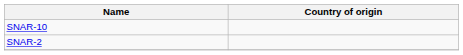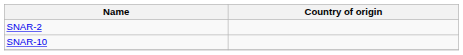rows swapped: (24, 42) <-> (27, 27)
